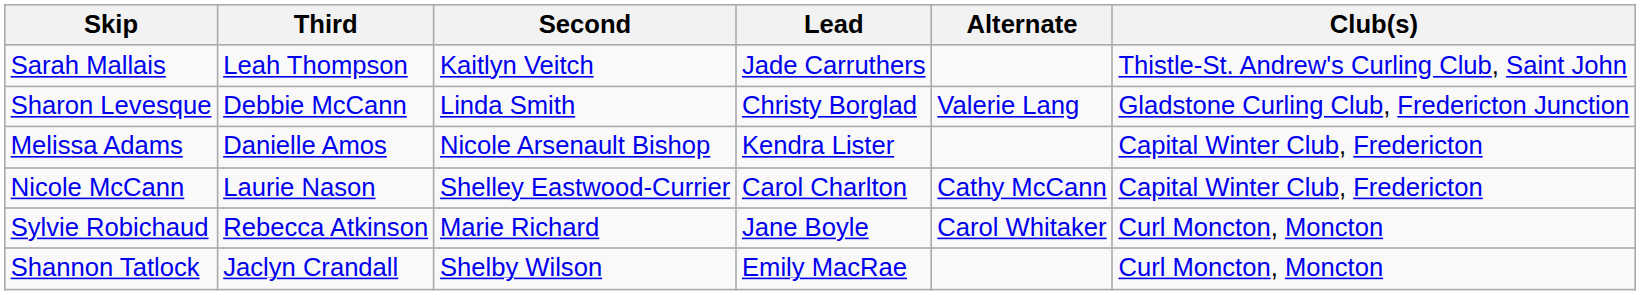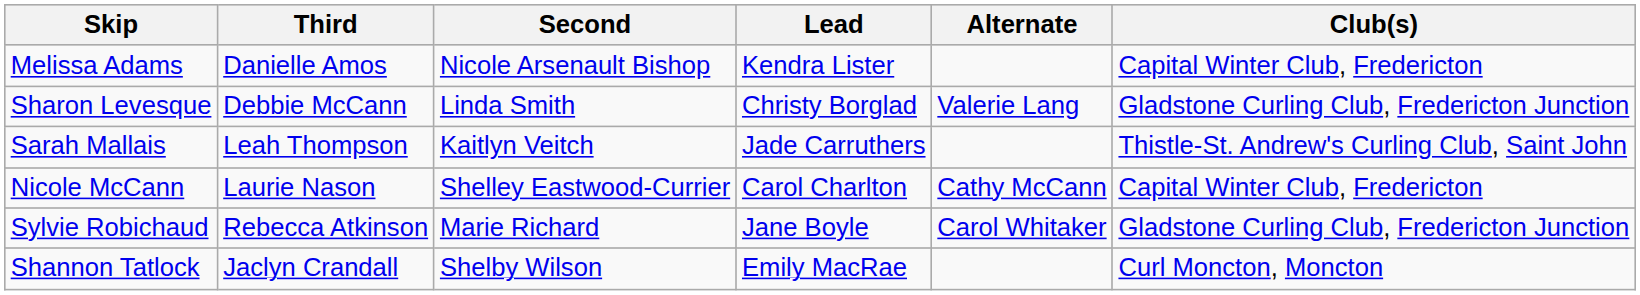rows swapped: (97, 146) <-> (88, 65)
(1251, 227) Curl Moncton, Moncton -> (1374, 227) Gladstone Curling Club, Fredericton Junction
